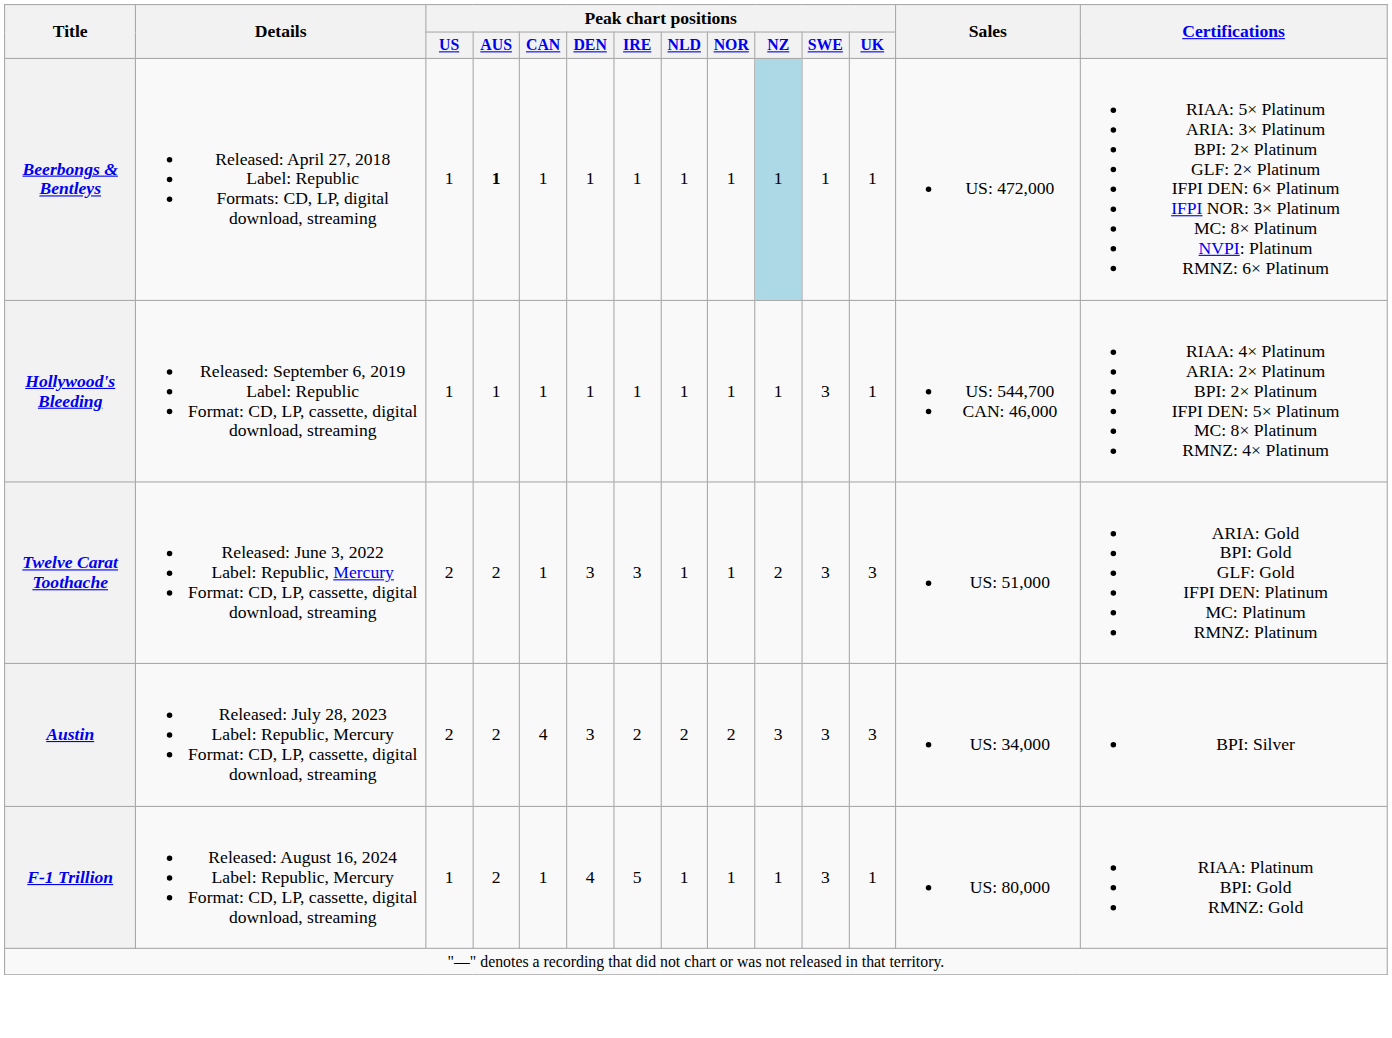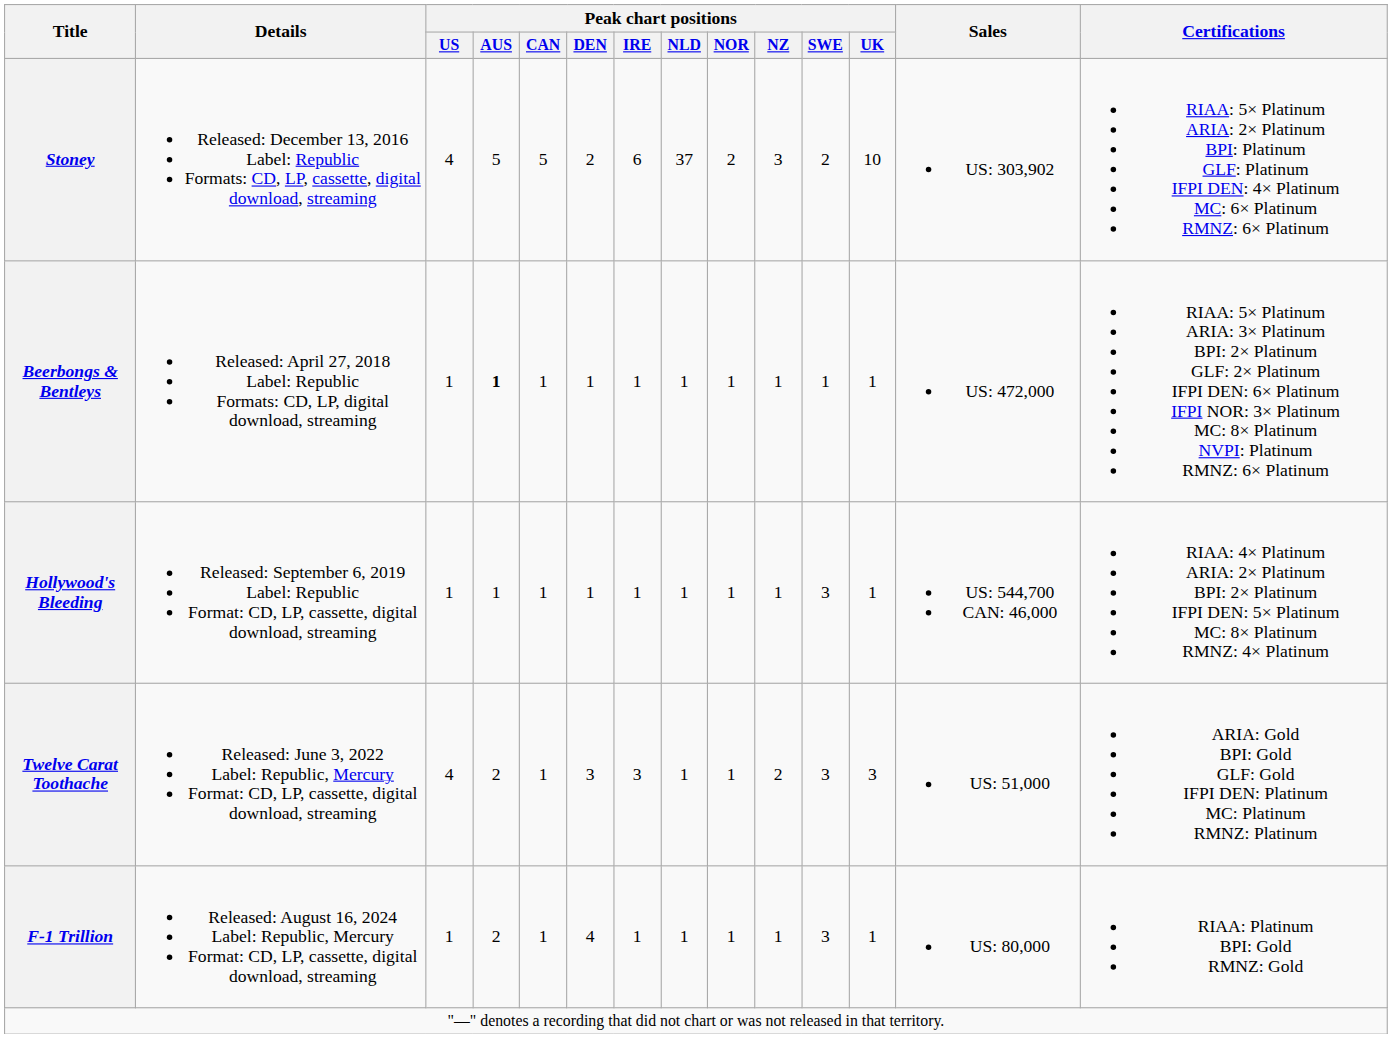+ row: (70, 159)
(778, 179) lightblue background -> (778, 380) no background
(449, 572) 2 -> (449, 774) 4
- row: (70, 734)
(637, 877) 5 -> (637, 936) 1
